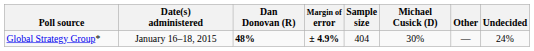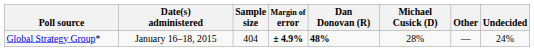columns swapped: (362, 17) <-> (269, 17)
(415, 38) 30% -> (415, 38) 28%
